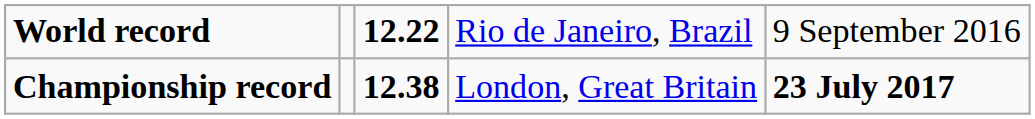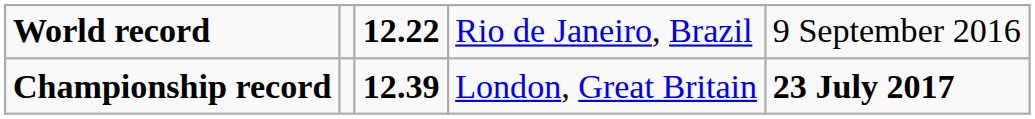(401, 85) 12.38 -> (401, 85) 12.39
